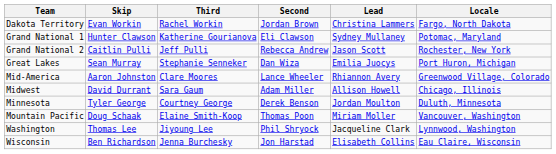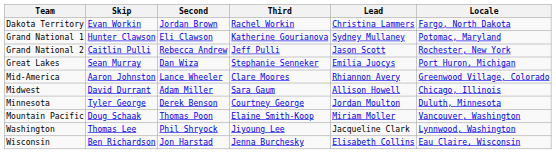columns swapped: (208, 11) <-> (294, 11)
